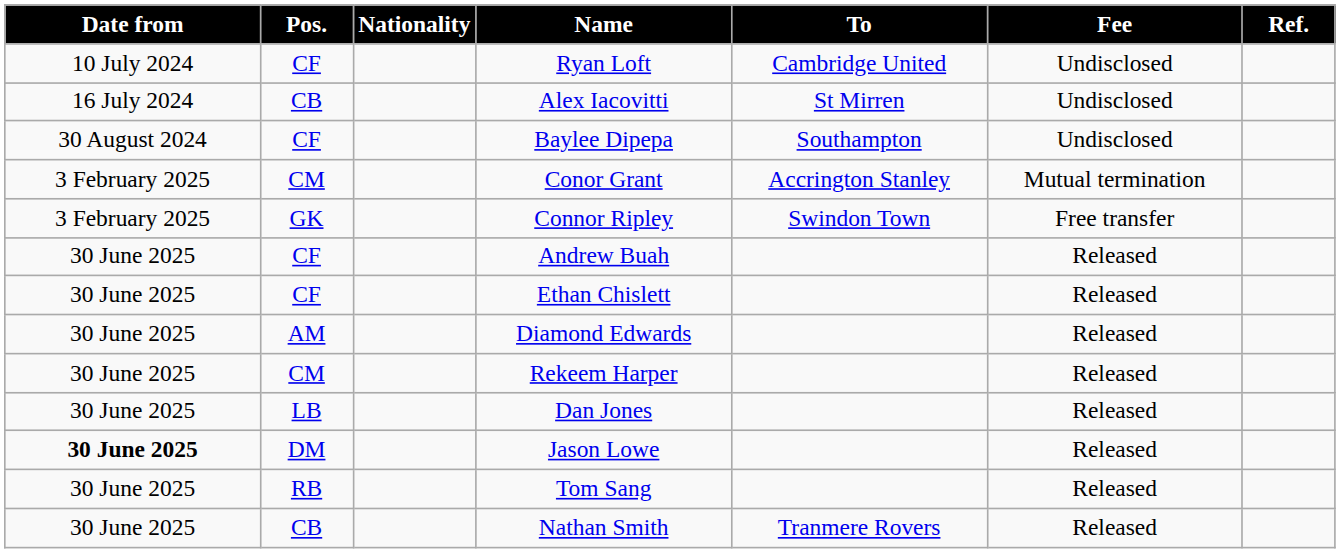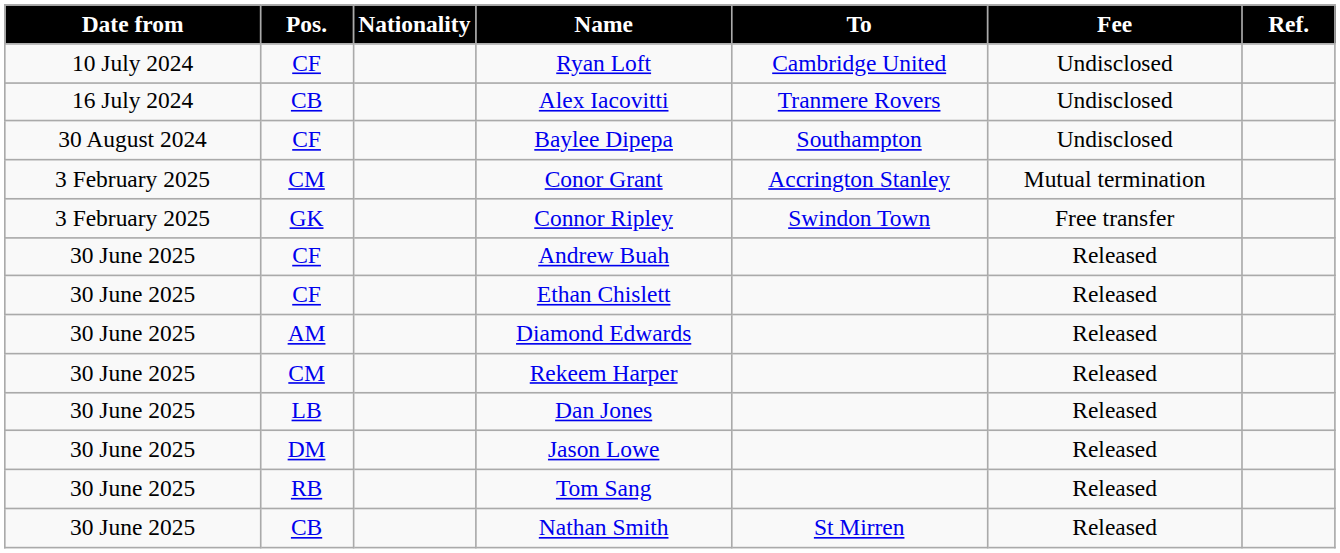(859, 101) St Mirren -> (859, 101) Tranmere Rovers
(133, 450) bold -> (133, 450) normal
(859, 527) Tranmere Rovers -> (859, 527) St Mirren
